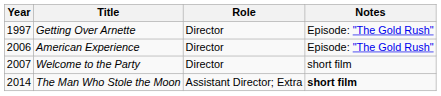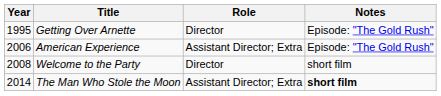(19, 30) 1997 -> (19, 30) 1995
(205, 47) Director -> (244, 47) Assistant Director; Extra
(19, 64) 2007 -> (19, 64) 2008
